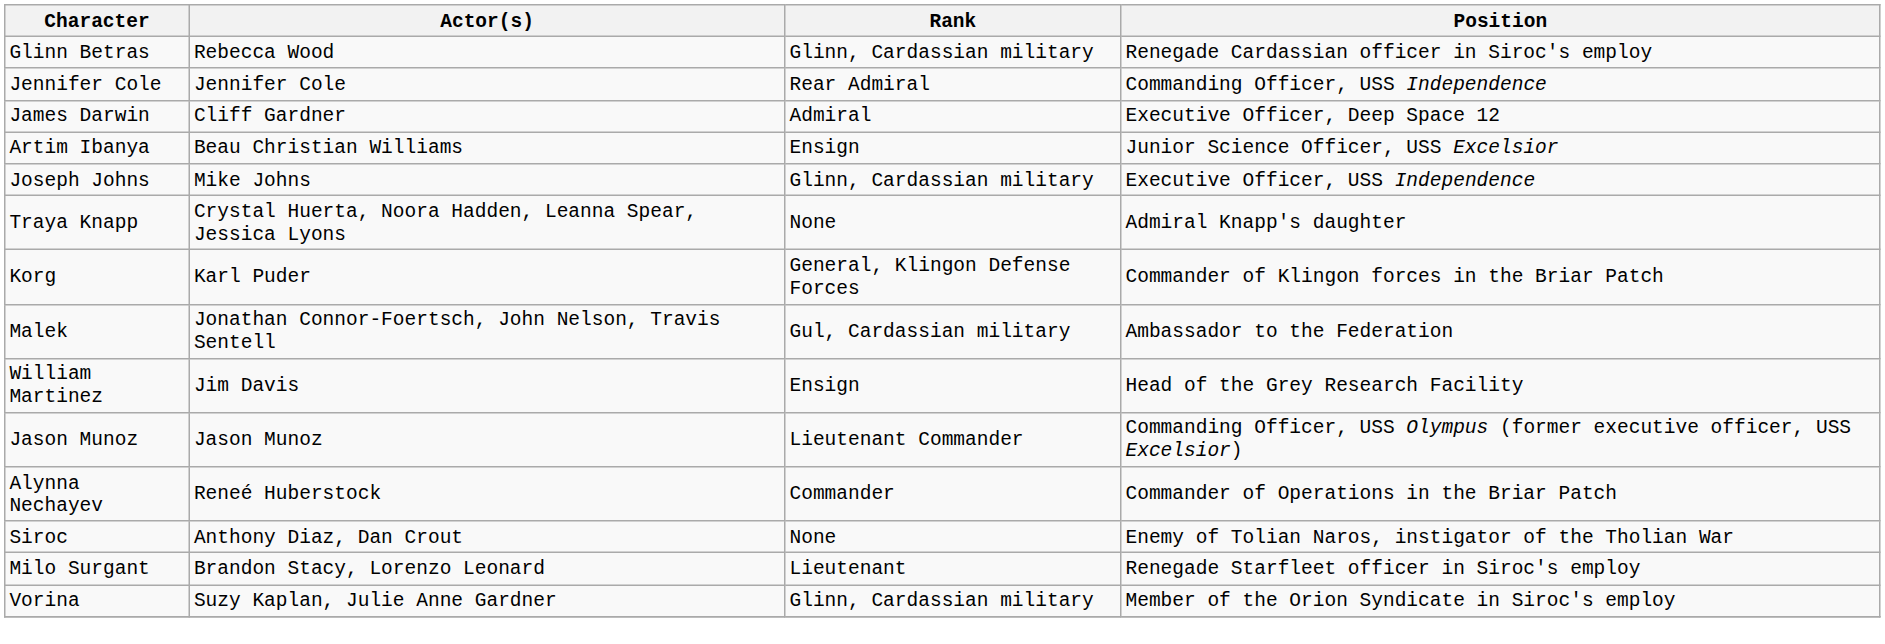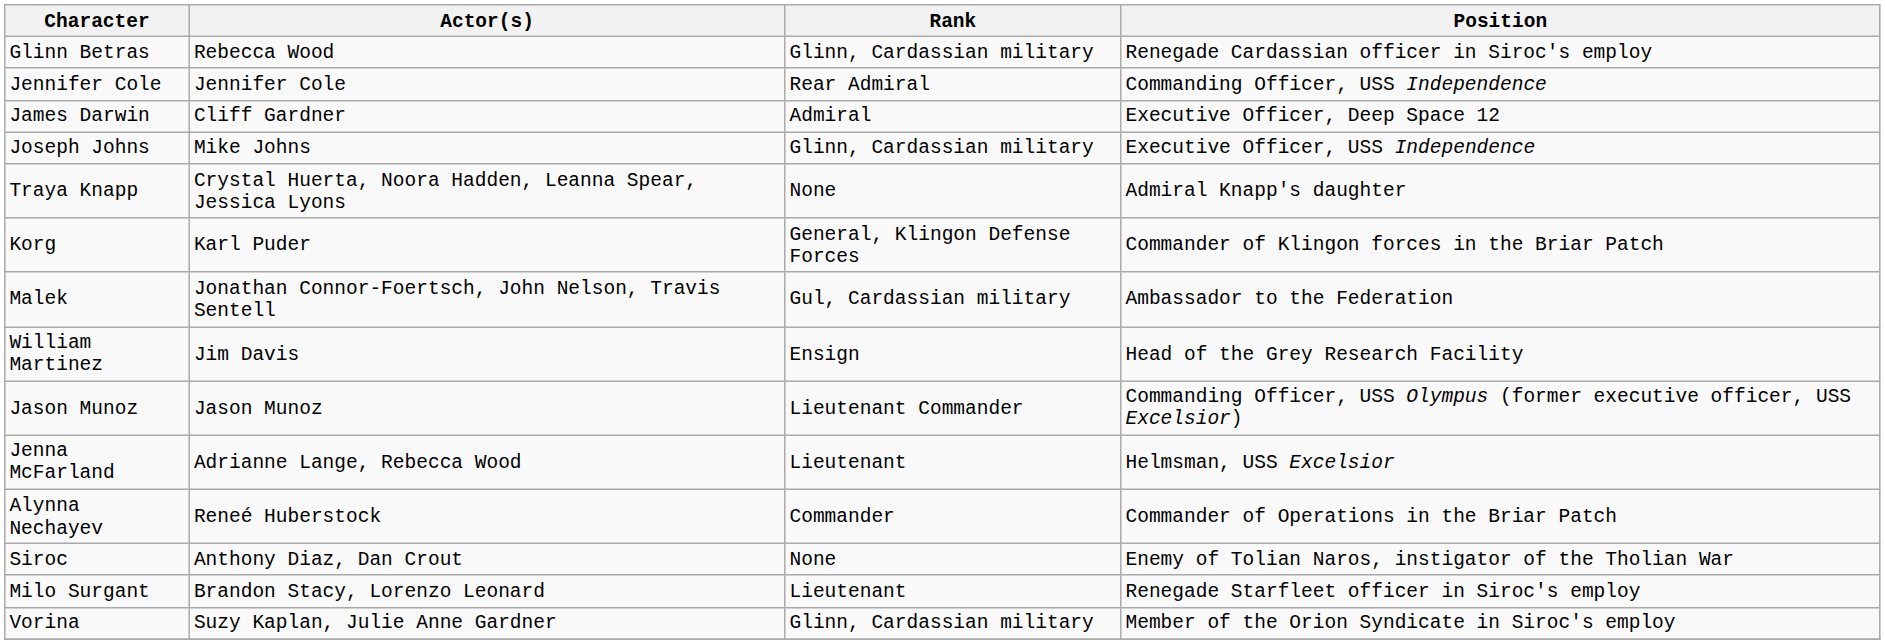- row: (80, 148)
+ row: (62, 462)
